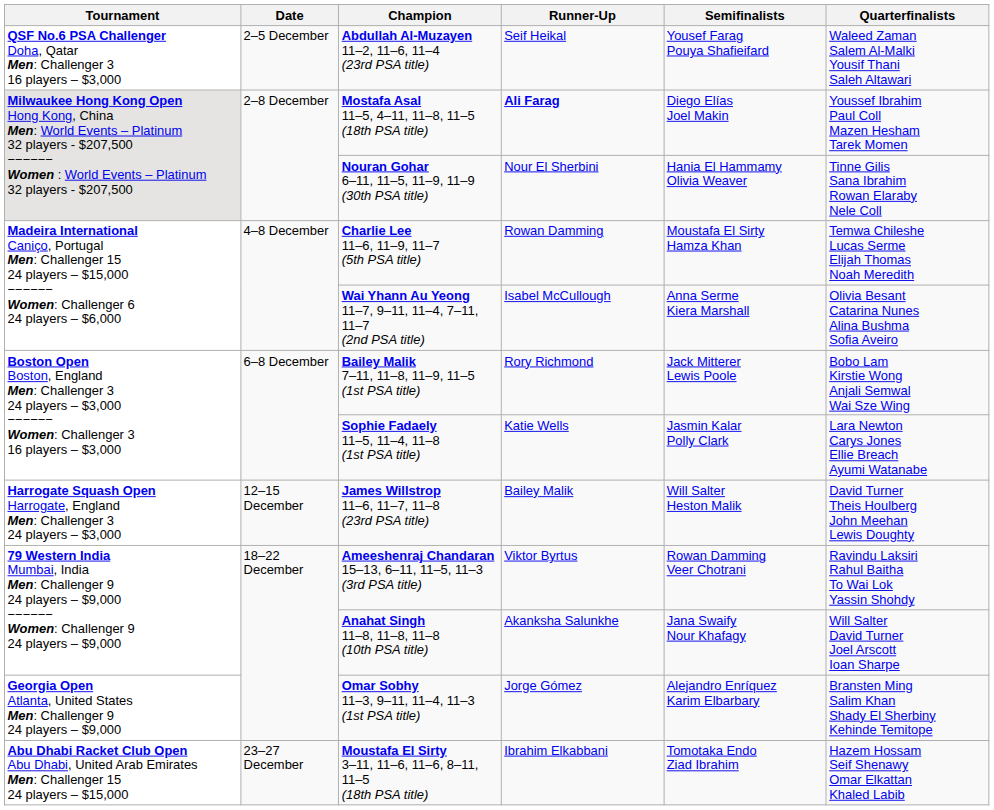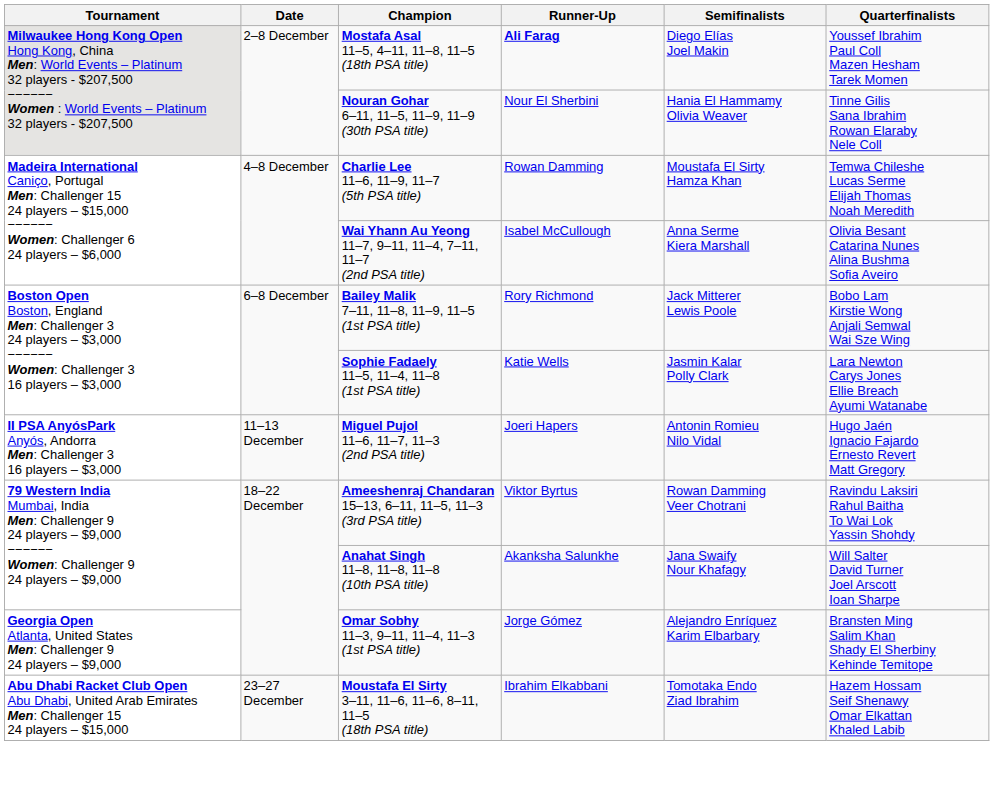- row: (407, 50)
+ row: (391, 440)
- row: (391, 505)
